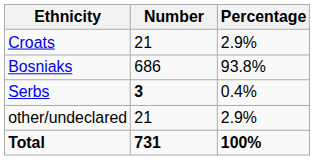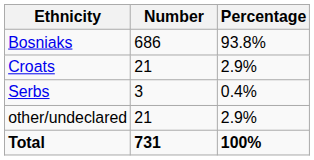rows swapped: (40, 67) <-> (31, 42)
(139, 92) bold -> (139, 92) normal
